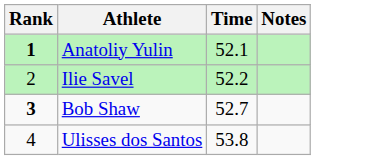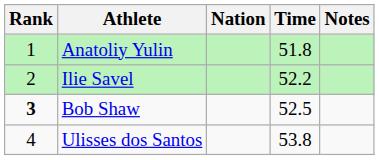+ column: (238, 19)
(31, 49) bold -> (31, 49) normal
(232, 49) 52.1 -> (295, 49) 51.8
(232, 109) 52.7 -> (295, 109) 52.5
